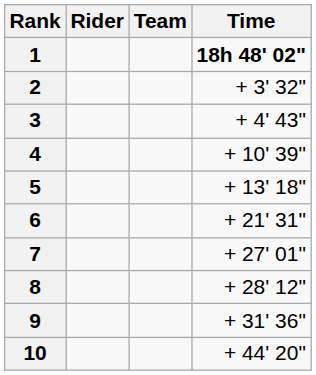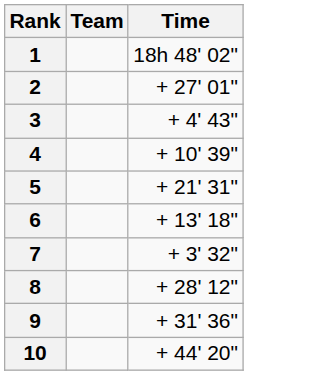- column: (97, 21)
(251, 54) bold -> (186, 54) normal
(271, 87) + 3' 32" -> (197, 87) + 27' 01"
(265, 187) + 13' 18" -> (197, 187) + 21' 31"
(265, 220) + 21' 31" -> (197, 220) + 13' 18"
(265, 253) + 27' 01" -> (203, 253) + 3' 32"
